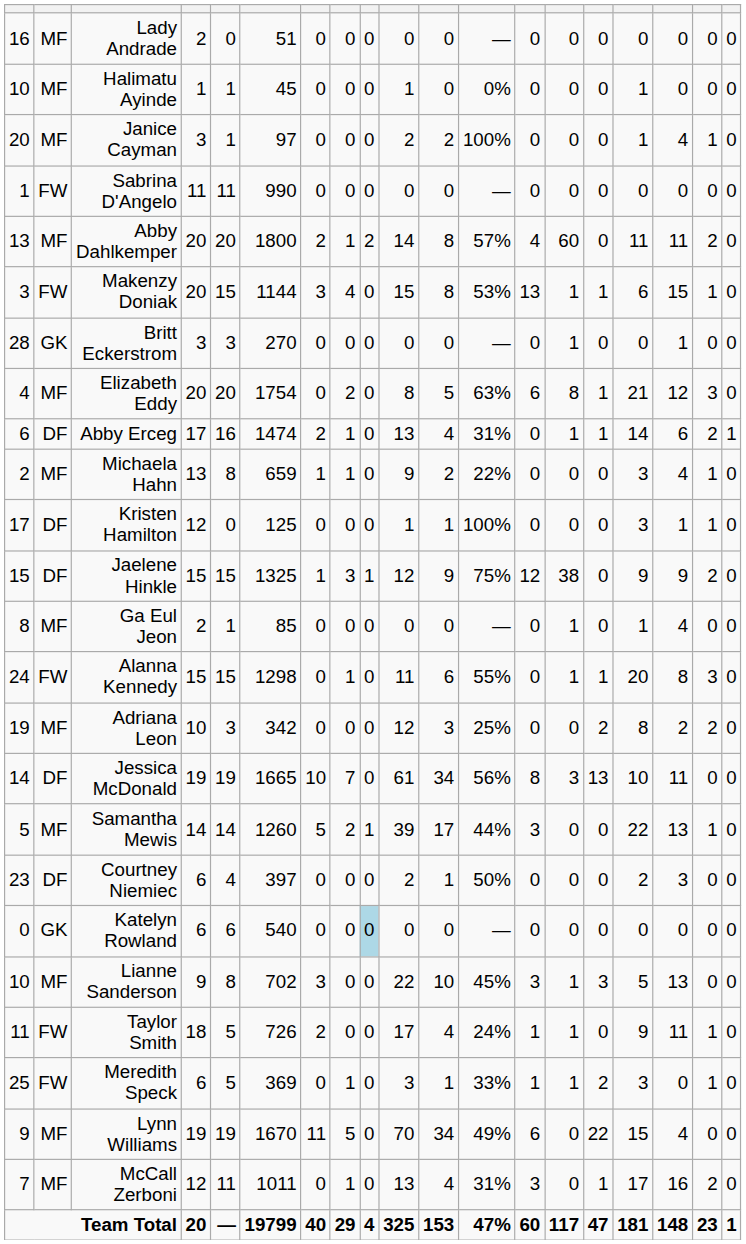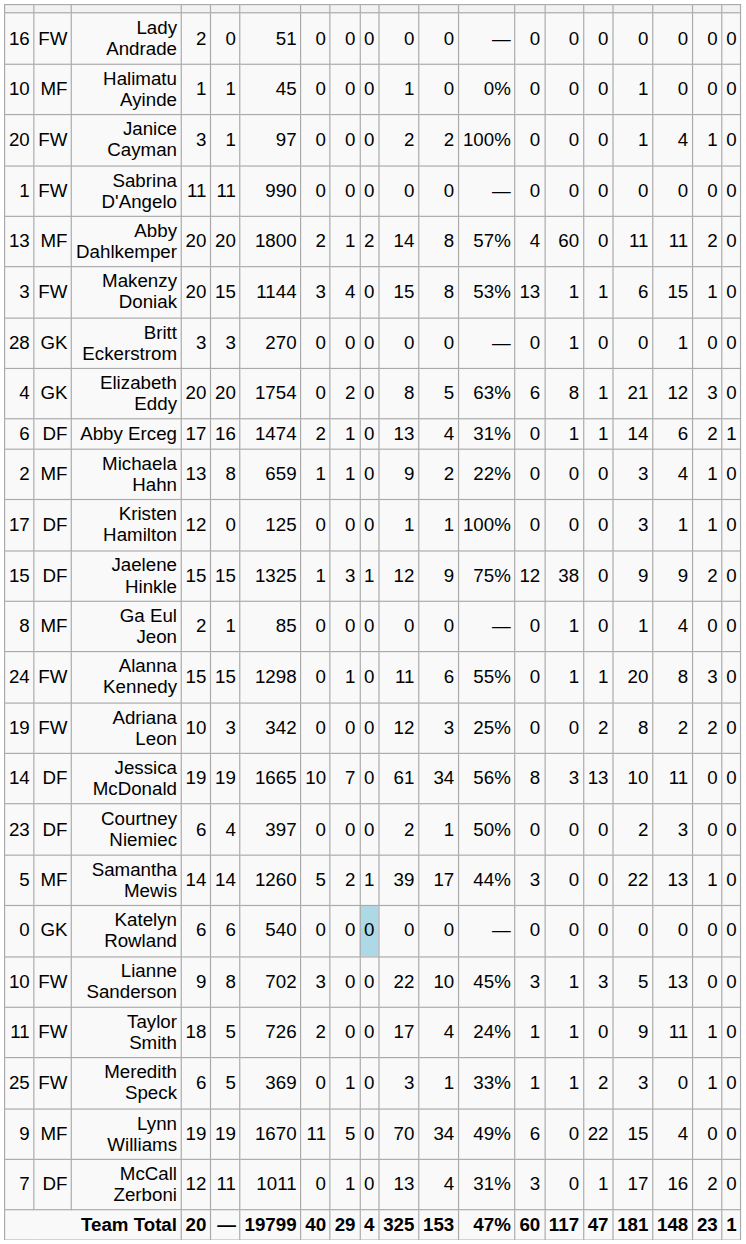(54, 38) MF -> (53, 38) FW
(54, 140) MF -> (53, 140) FW
(54, 393) MF -> (54, 393) GK
(54, 727) MF -> (53, 727) FW
rows swapped: (134, 829) <-> (139, 880)
(54, 981) MF -> (53, 981) FW
(54, 1184) MF -> (55, 1184) DF
